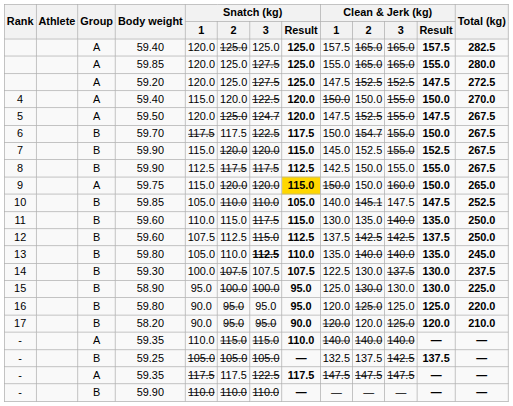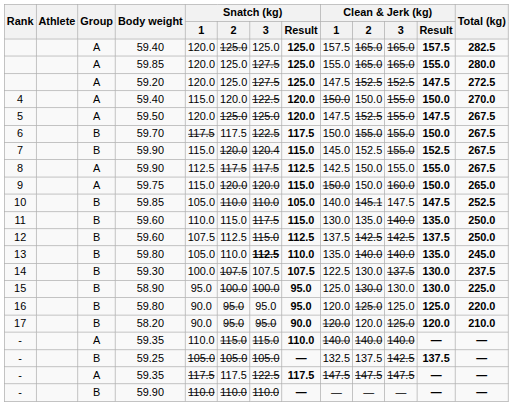(266, 116) 124.7 -> (266, 116) 125.0
(369, 133) 154.7 -> (369, 133) 155.0
(266, 151) 120.0 -> (266, 151) 120.4
(97, 168) B -> (97, 168) A
(301, 185) gold background -> (301, 185) no background
